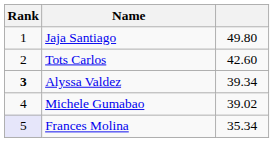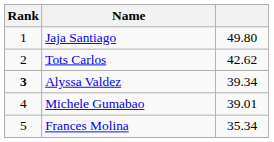(242, 60) 42.60 -> (242, 60) 42.62
(242, 104) 39.02 -> (242, 104) 39.01
(23, 126) lavender background -> (23, 126) no background
